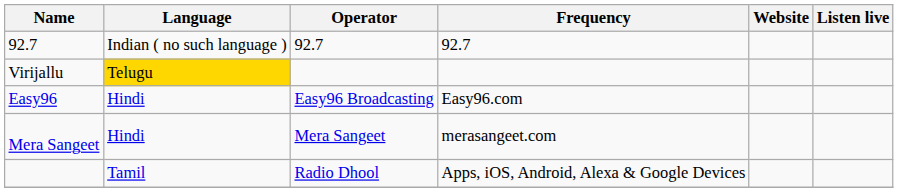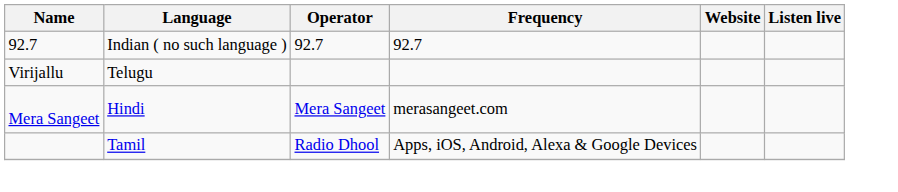(130, 71) gold background -> (130, 71) no background
- row: (33, 99)
